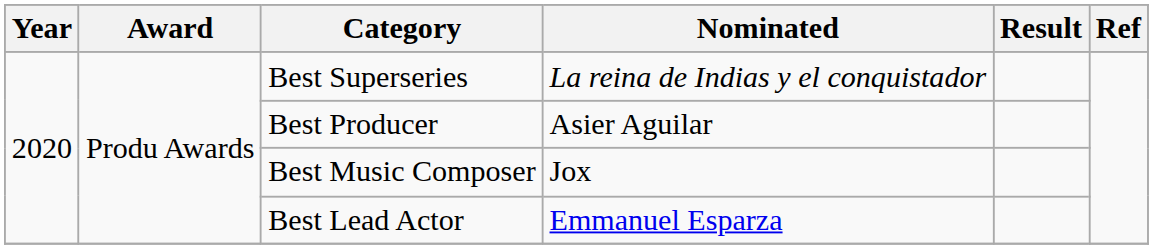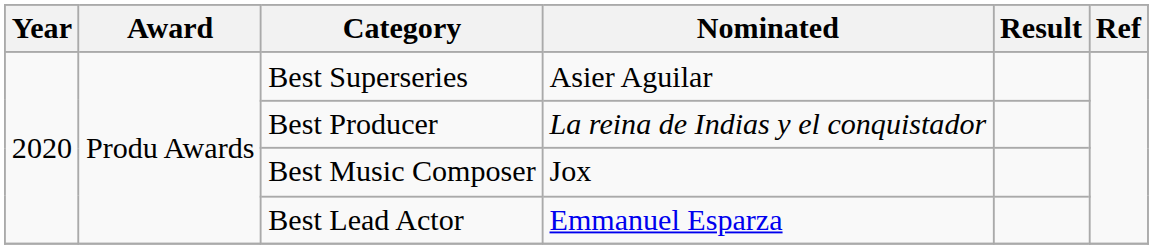(768, 76) La reina de Indias y el conquistador -> (631, 76) Asier Aguilar
(631, 123) Asier Aguilar -> (768, 123) La reina de Indias y el conquistador
